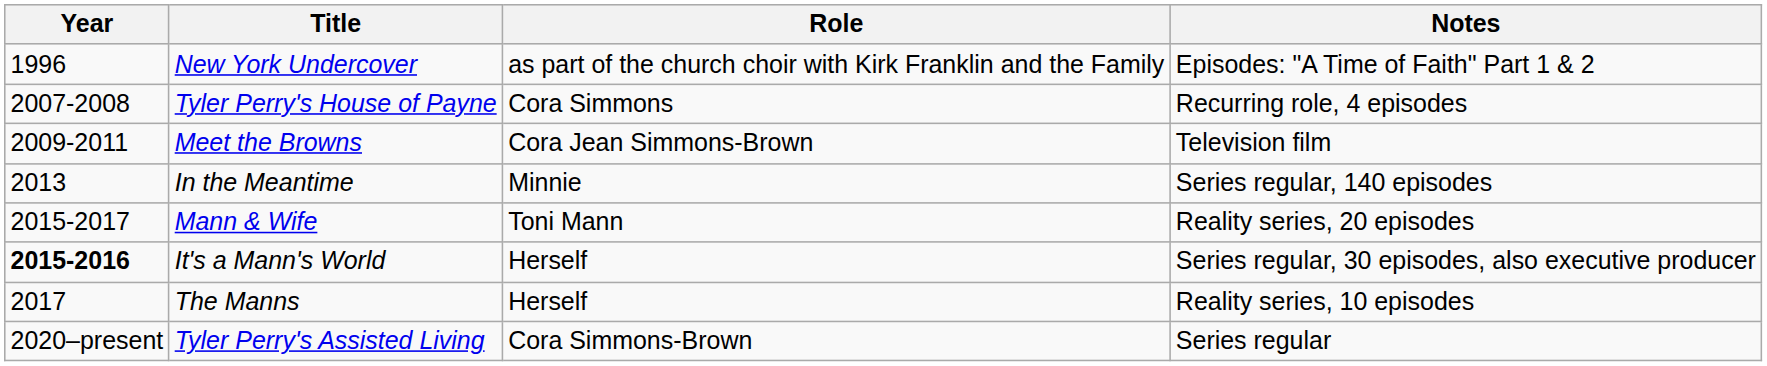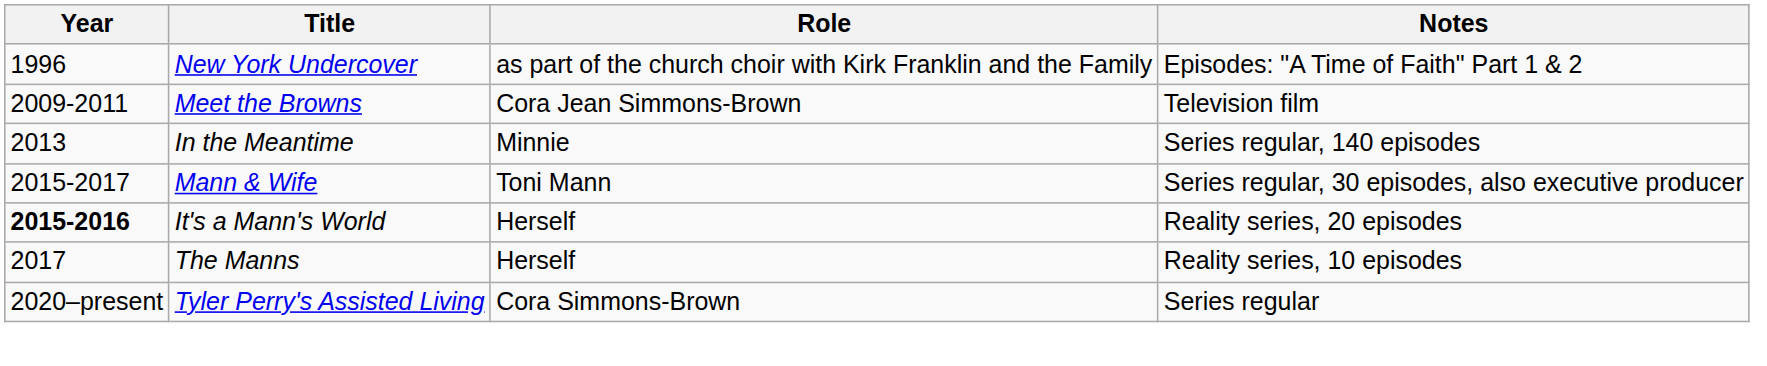- row: (336, 103)
(1325, 222) Reality series, 20 episodes -> (1454, 182) Series regular, 30 episodes, also executive producer
(1466, 261) Series regular, 30 episodes, also executive producer -> (1313, 222) Reality series, 20 episodes
